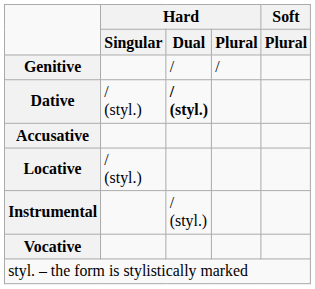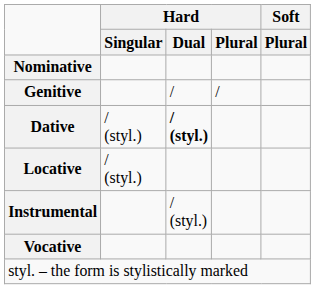+ row: (53, 67)
- row: (53, 135)
